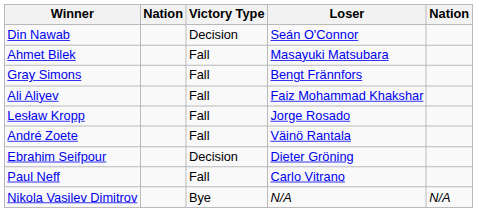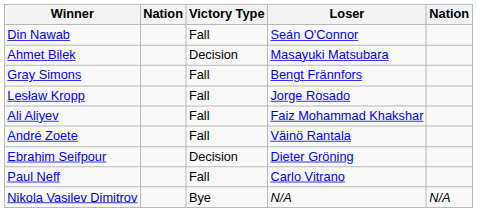(213, 34) Decision -> (199, 34) Fall
(199, 55) Fall -> (213, 55) Decision
rows swapped: (33, 95) <-> (46, 116)
